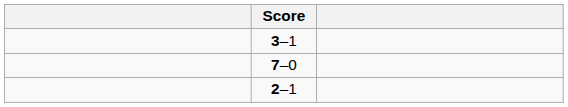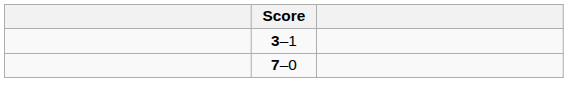- row: (284, 89)
